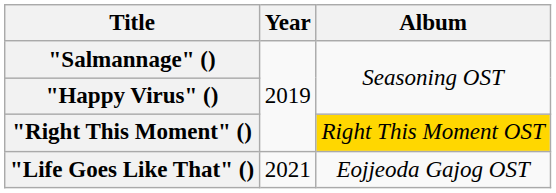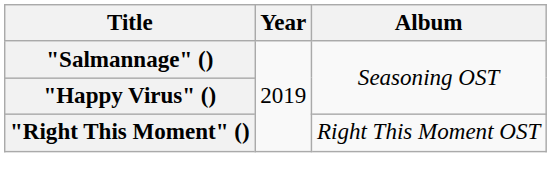(433, 132) gold background -> (429, 132) no background
- row: (132, 168)
